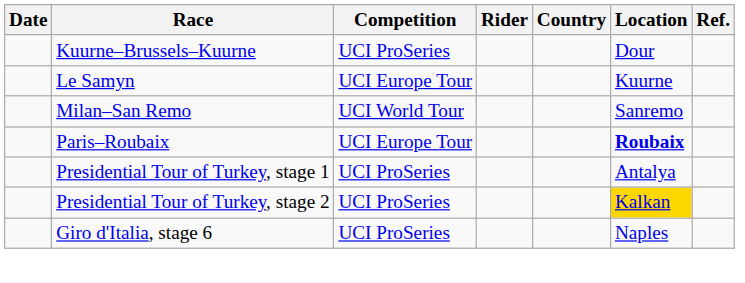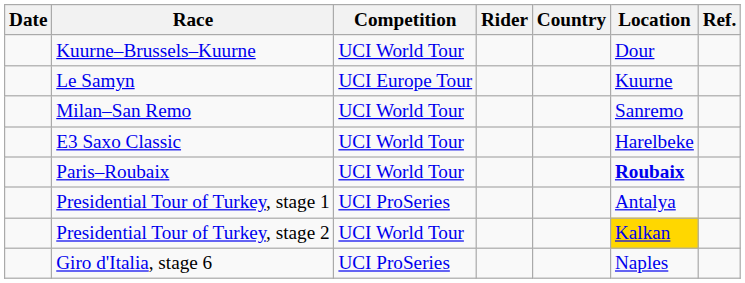(394, 50) UCI ProSeries -> (401, 50) UCI World Tour
+ row: (119, 141)
(405, 141) UCI Europe Tour -> (401, 171) UCI World Tour
(394, 202) UCI ProSeries -> (401, 232) UCI World Tour
